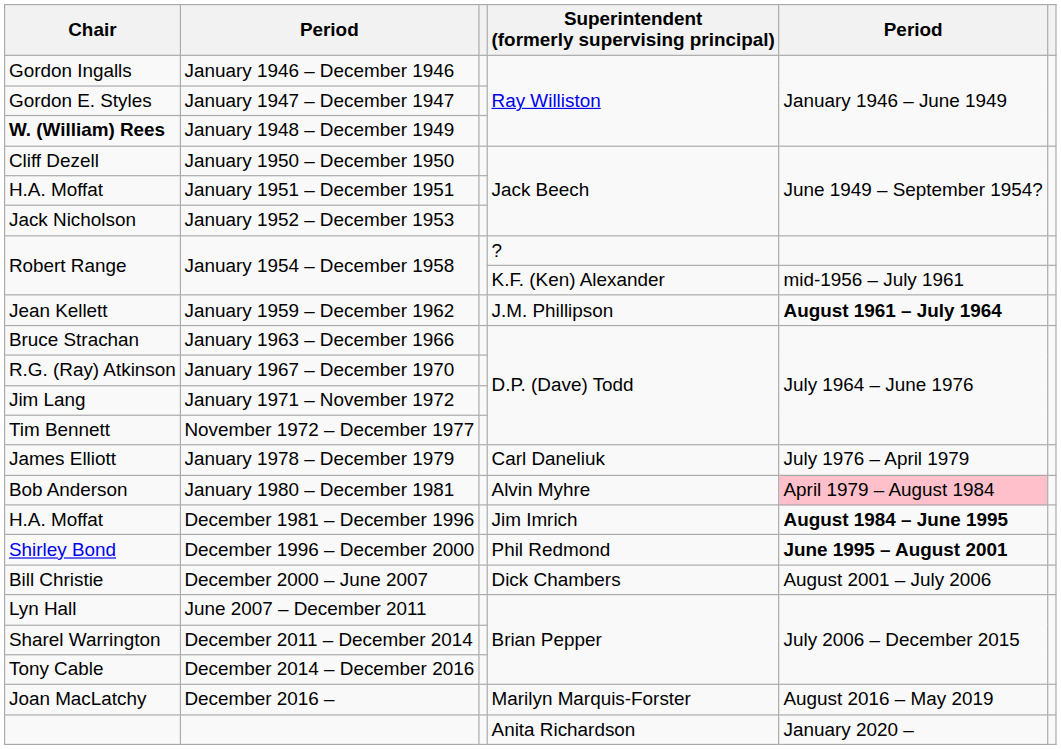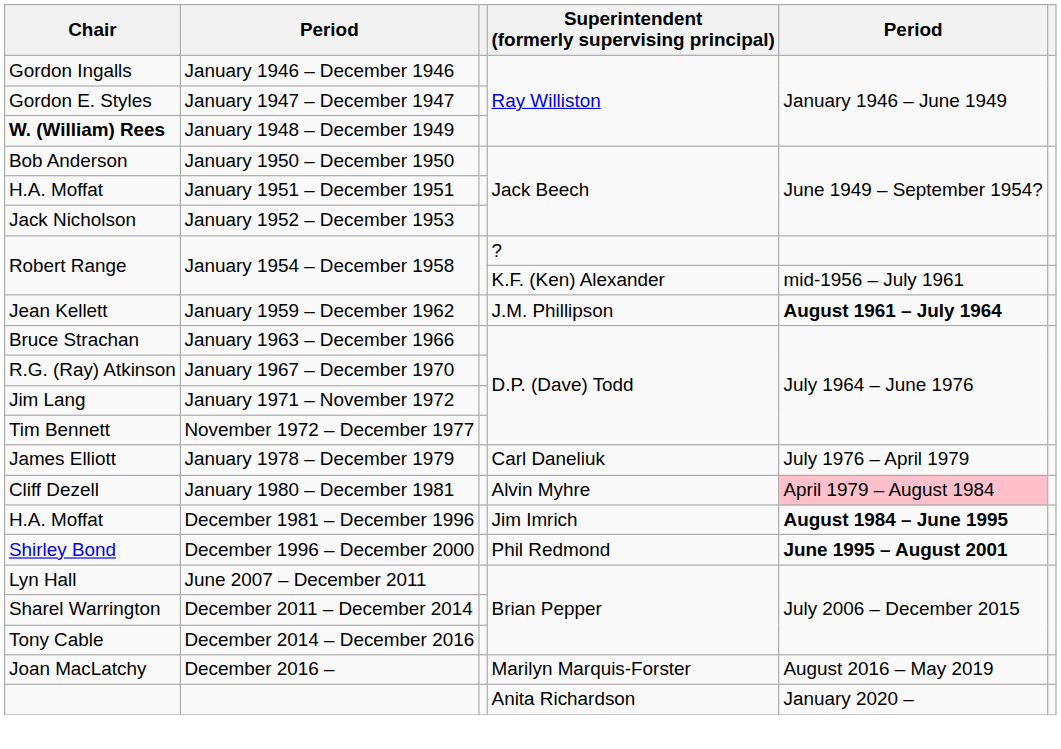(54, 160) Cliff Dezell -> (68, 160) Bob Anderson
(68, 489) Bob Anderson -> (54, 489) Cliff Dezell
- row: (306, 579)
